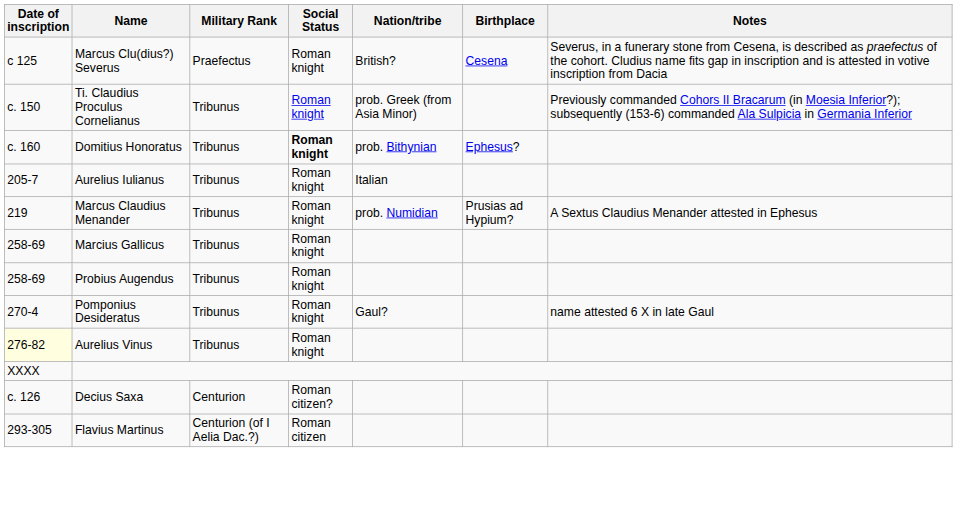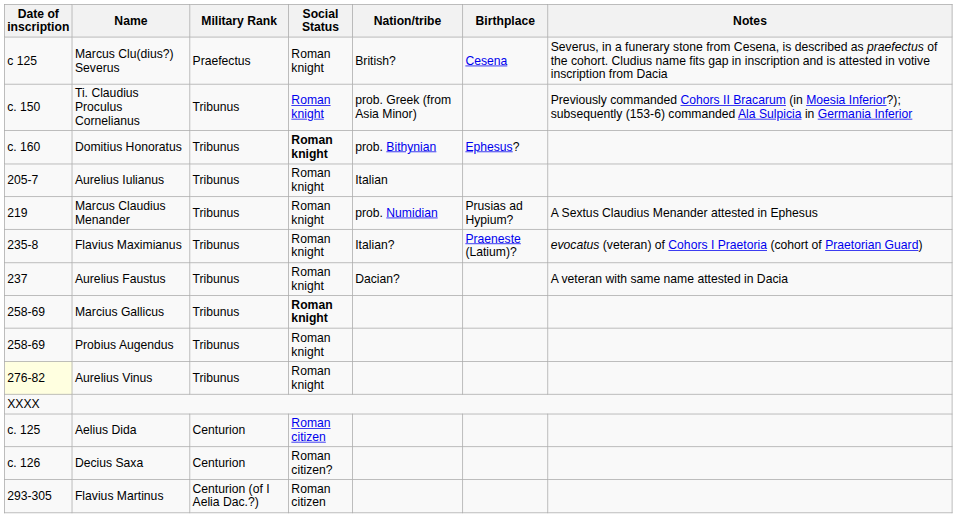+ row: (128, 246)
+ row: (120, 279)
(311, 246) normal -> (312, 312) bold
- row: (107, 312)
+ row: (106, 430)
